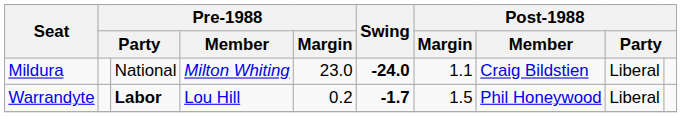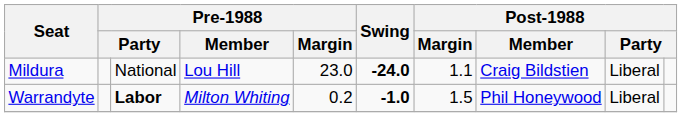(237, 71) Milton Whiting -> (212, 71) Lou Hill
(212, 97) Lou Hill -> (237, 97) Milton Whiting
(395, 97) -1.7 -> (395, 97) -1.0
